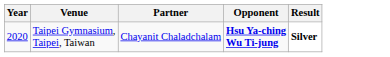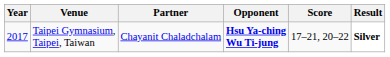+ column: (320, 13)
(17, 37) 2020 -> (17, 37) 2017
